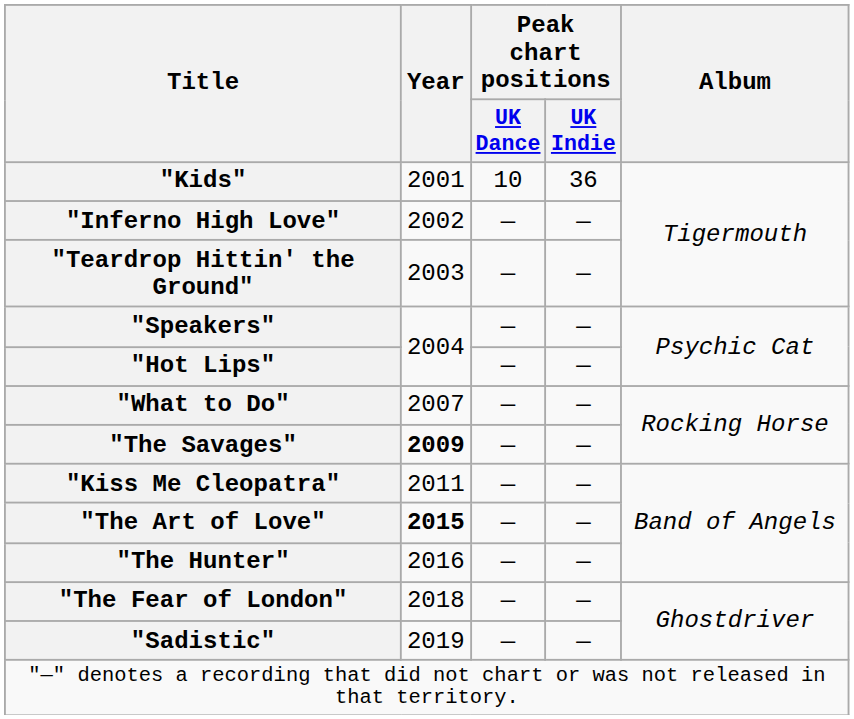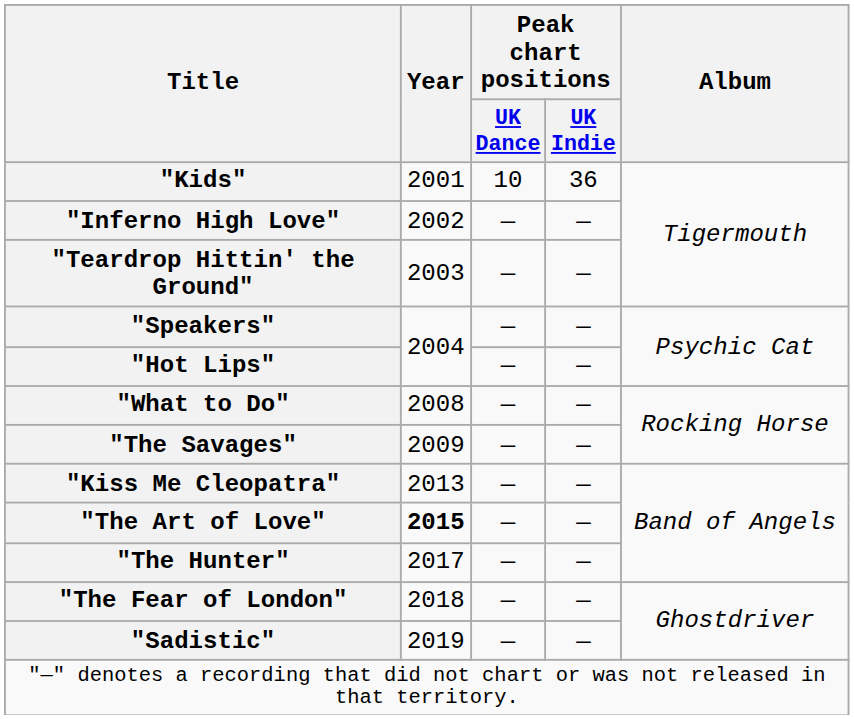(436, 405) 2007 -> (436, 405) 2008
(436, 444) bold -> (436, 444) normal
(436, 484) 2011 -> (436, 484) 2013
(436, 562) 2016 -> (436, 562) 2017
